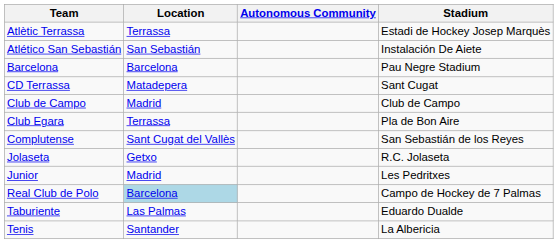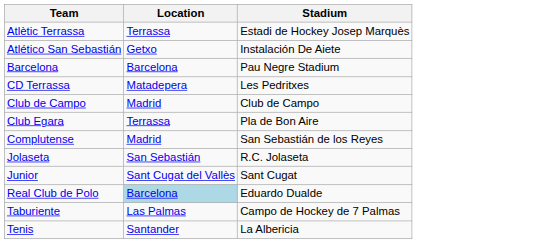- column: (308, 13)
(163, 49) San Sebastián -> (142, 49) Getxo
(409, 85) Sant Cugat -> (275, 85) Les Pedritxes
(181, 139) Sant Cugat del Vallès -> (144, 139) Madrid
(142, 157) Getxo -> (163, 157) San Sebastián
(144, 175) Madrid -> (181, 175) Sant Cugat del Vallès
(415, 175) Les Pedritxes -> (269, 175) Sant Cugat
(461, 193) Campo de Hockey de 7 Palmas -> (281, 193) Eduardo Dualde
(422, 211) Eduardo Dualde -> (320, 211) Campo de Hockey de 7 Palmas
